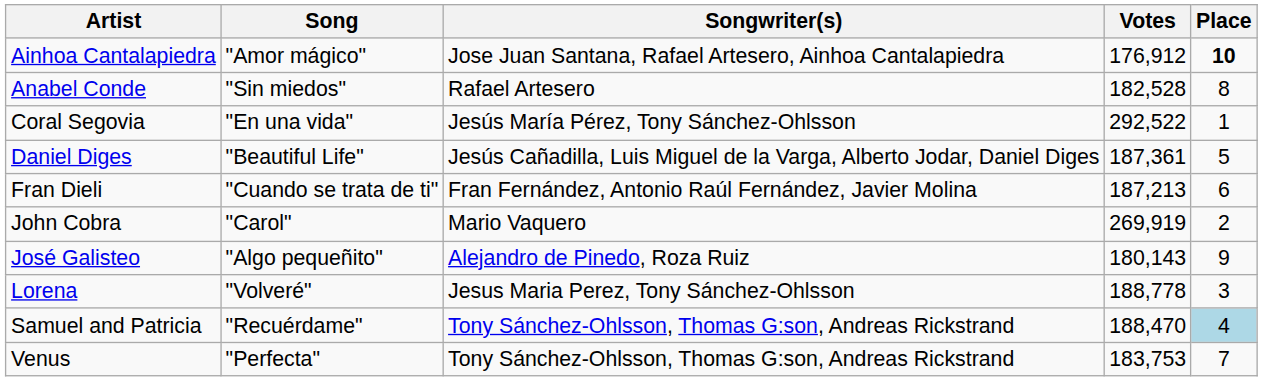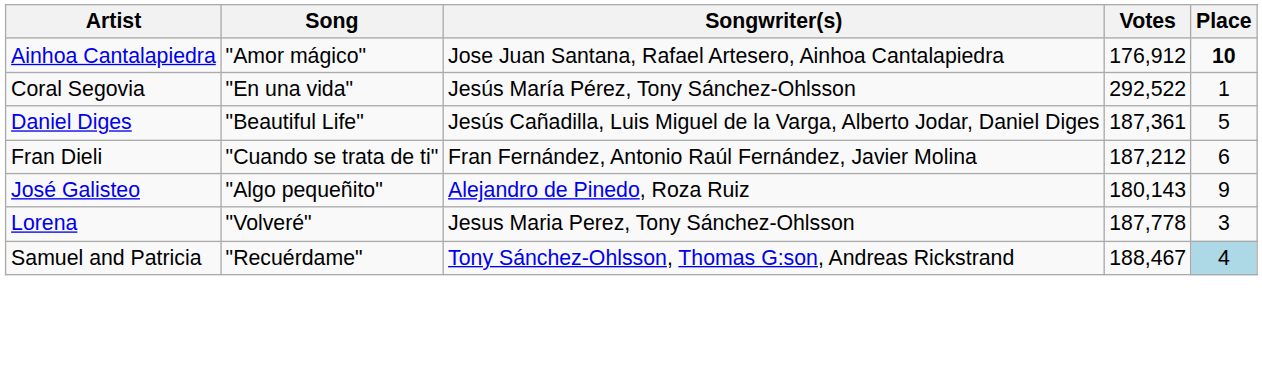- row: (79, 88)
(1148, 190) 187,213 -> (1148, 156) 187,212
- row: (66, 223)
(1148, 291) 188,778 -> (1148, 223) 187,778
(1148, 325) 188,470 -> (1148, 257) 188,467
- row: (41, 358)
